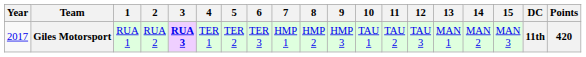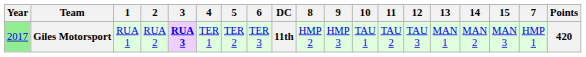columns swapped: (286, 12) <-> (535, 12)
(18, 36) no background -> (18, 36) lightgreen background
